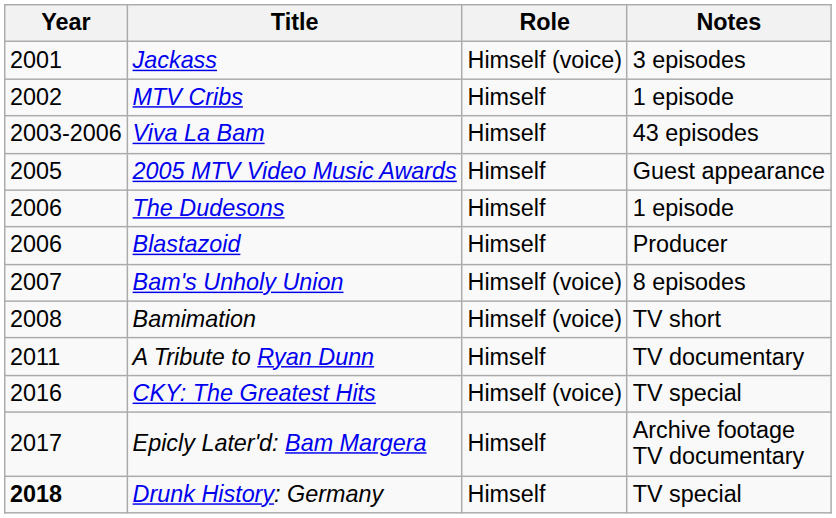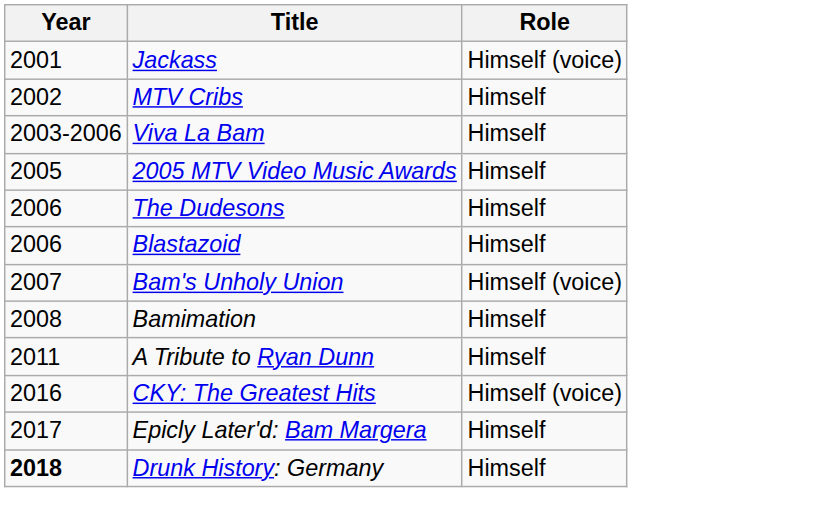- column: (729, 23)
(545, 319) Himself (voice) -> (506, 319) Himself
